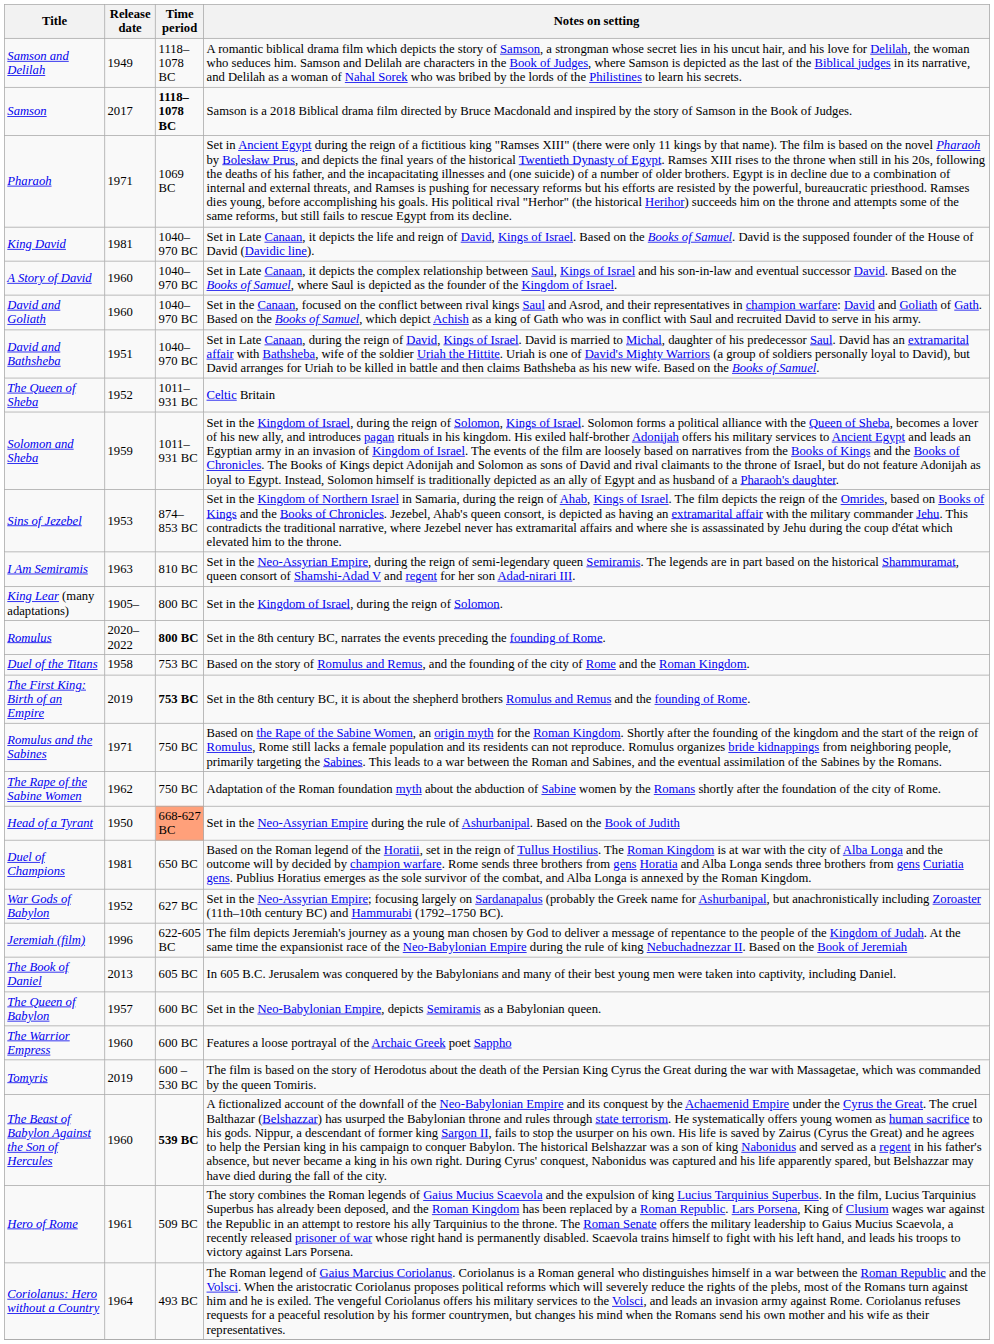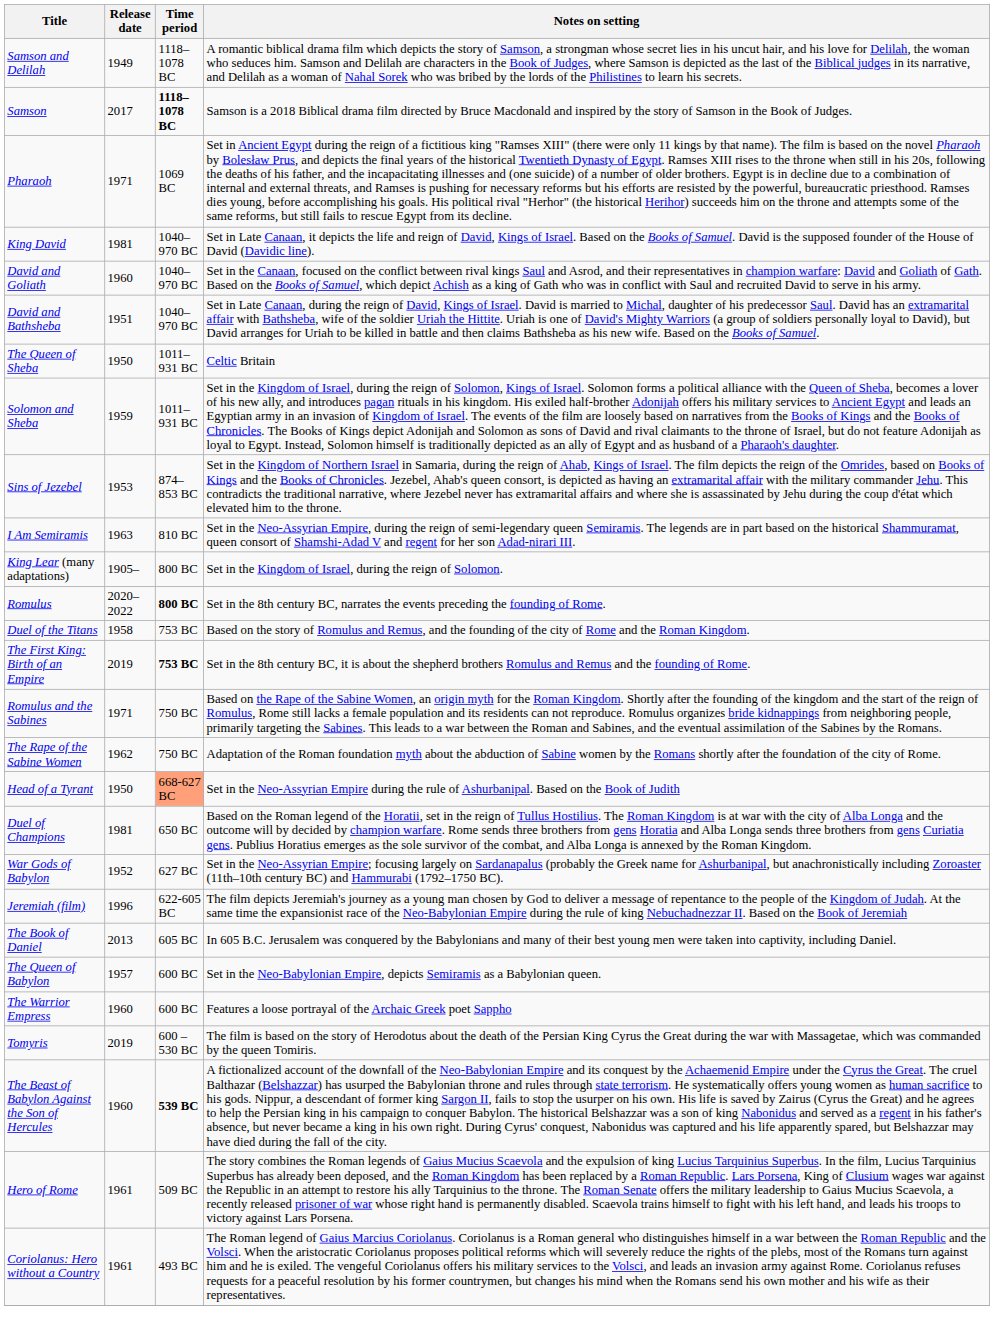- row: (49, 278)
(120, 395) 1952 -> (120, 361) 1950
(120, 1301) 1964 -> (120, 1266) 1961
